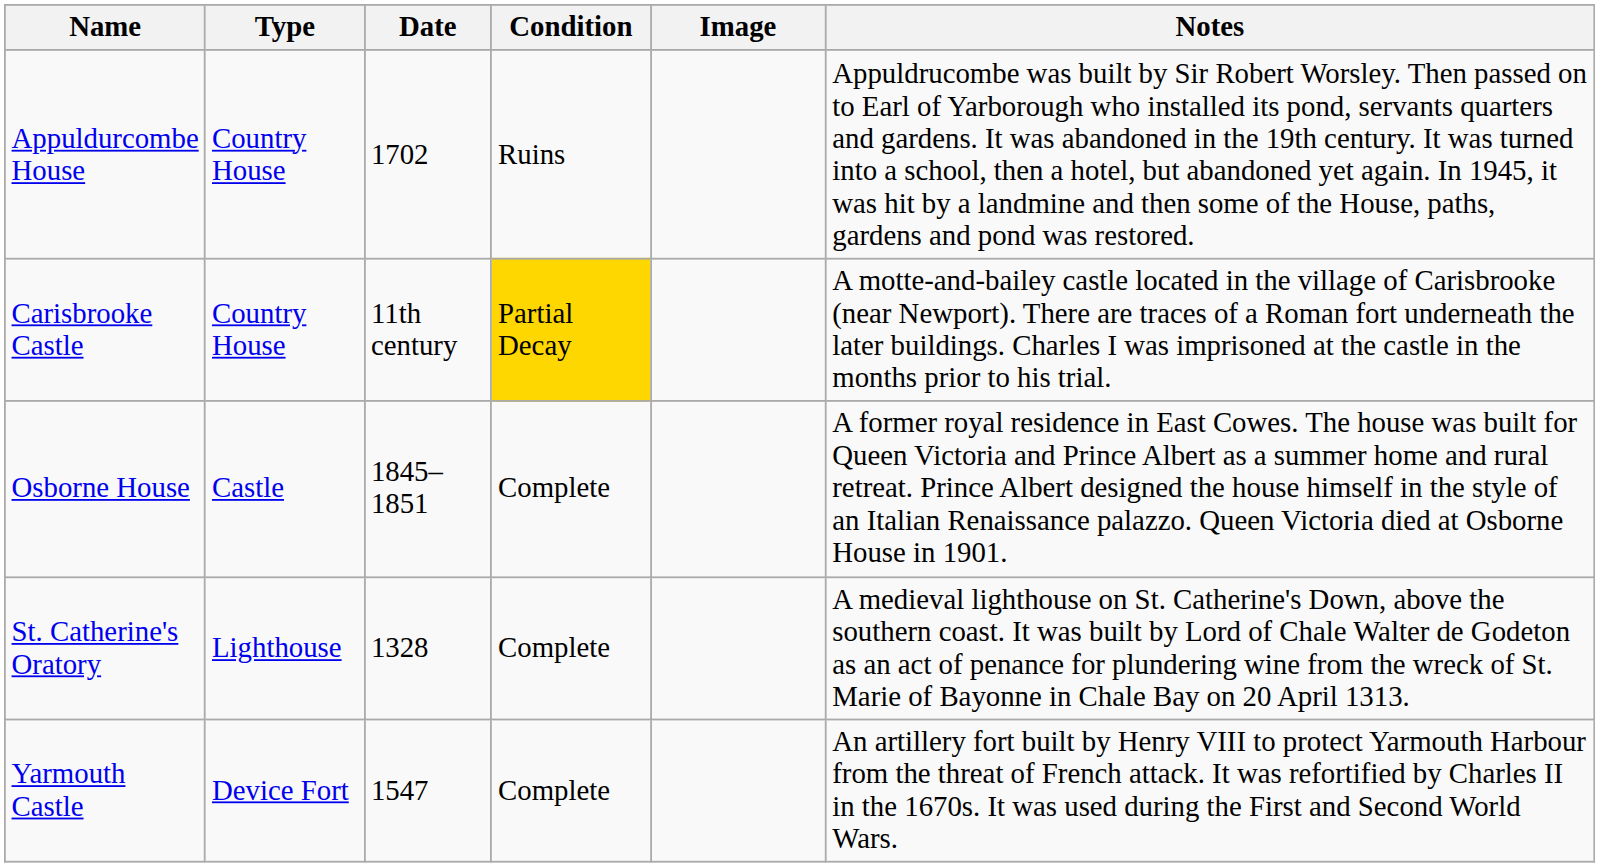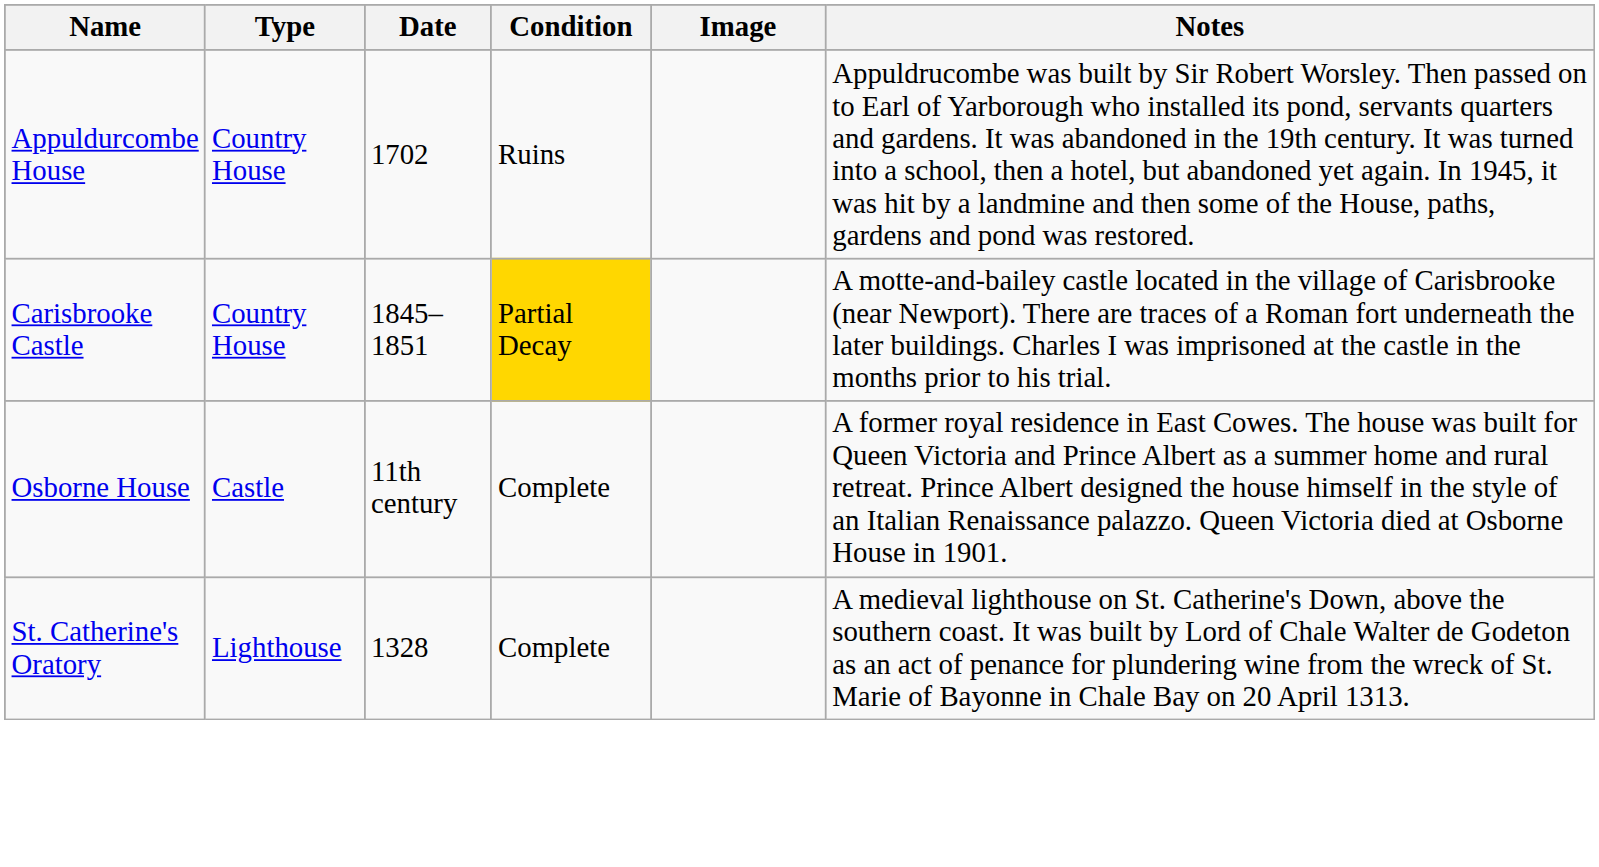(414, 329) 11th century -> (407, 329) 1845–1851
(407, 488) 1845–1851 -> (414, 488) 11th century
- row: (68, 790)
